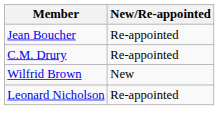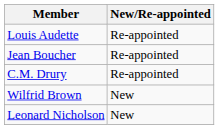+ row: (43, 34)
(144, 94) Re-appointed -> (122, 114) New
